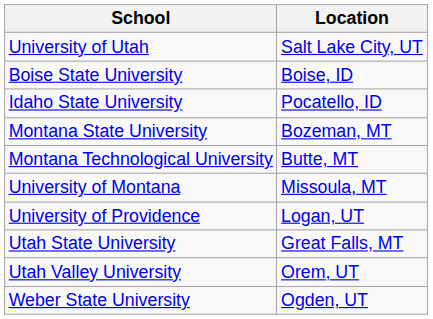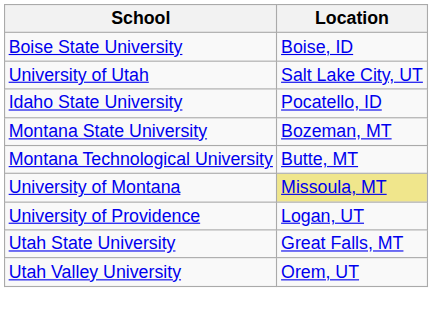rows swapped: (79, 46) <-> (96, 74)
(334, 187) no background -> (334, 187) khaki background
- row: (99, 300)
